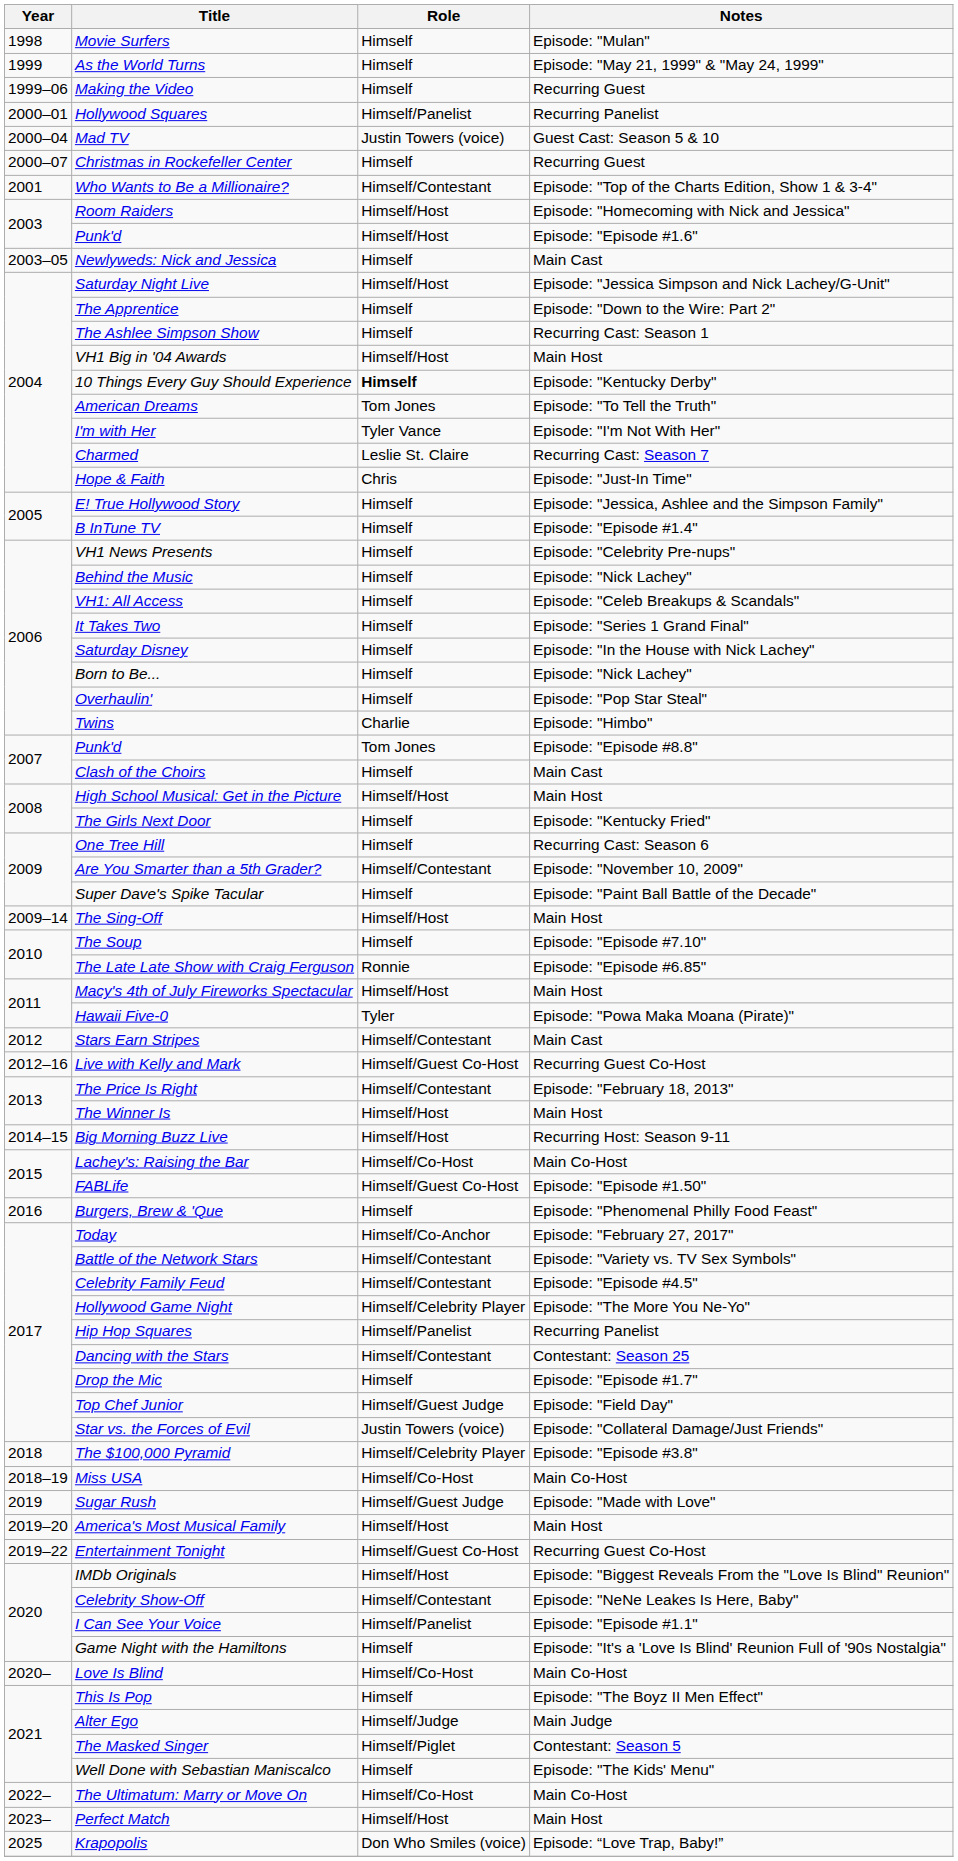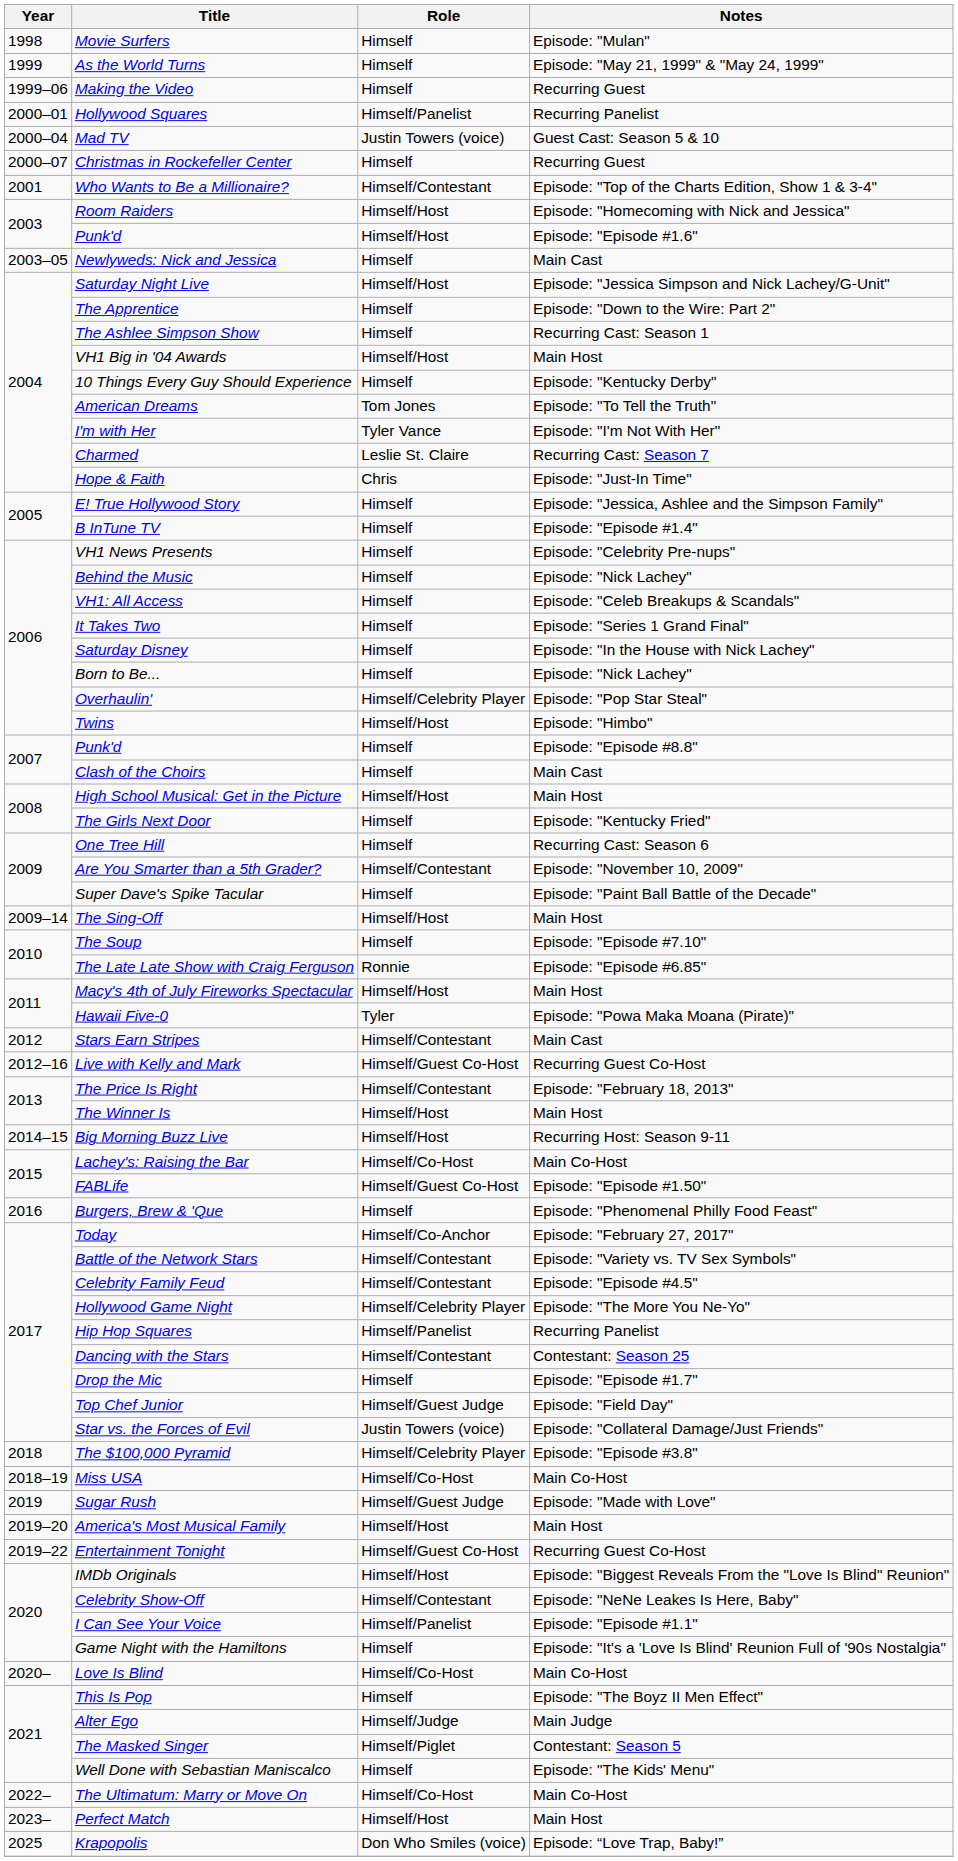(389, 382) bold -> (387, 382) normal
(387, 698) Himself -> (443, 698) Himself/Celebrity Player
(386, 723) Charlie -> (405, 723) Himself/Host
(398, 747) Tom Jones -> (387, 747) Himself
